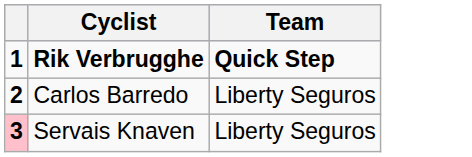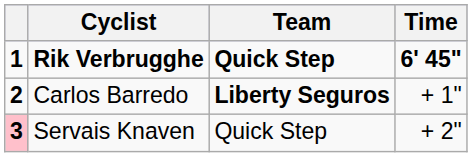+ column: (431, 22)
(295, 95) normal -> (302, 95) bold
(295, 132) Liberty Seguros -> (271, 132) Quick Step
